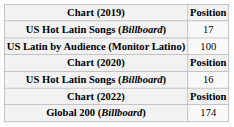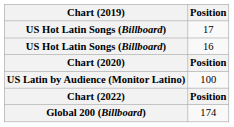rows swapped: (208, 46) <-> (208, 79)
